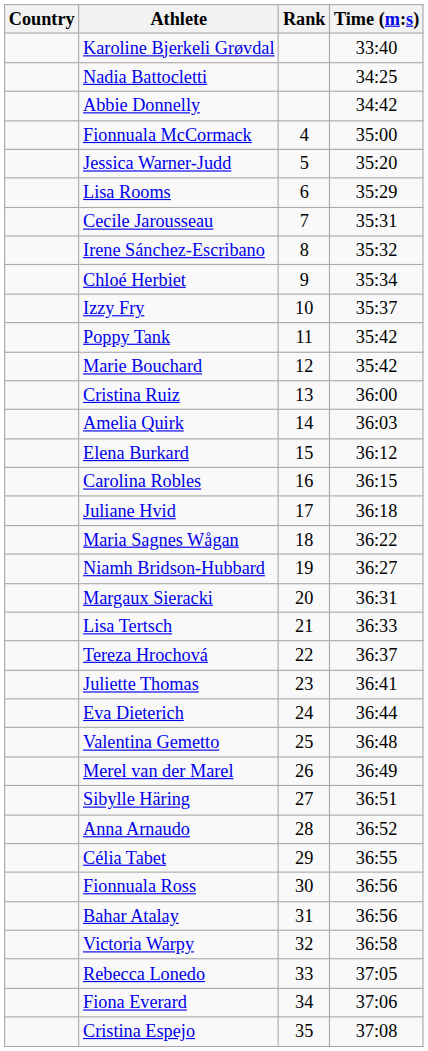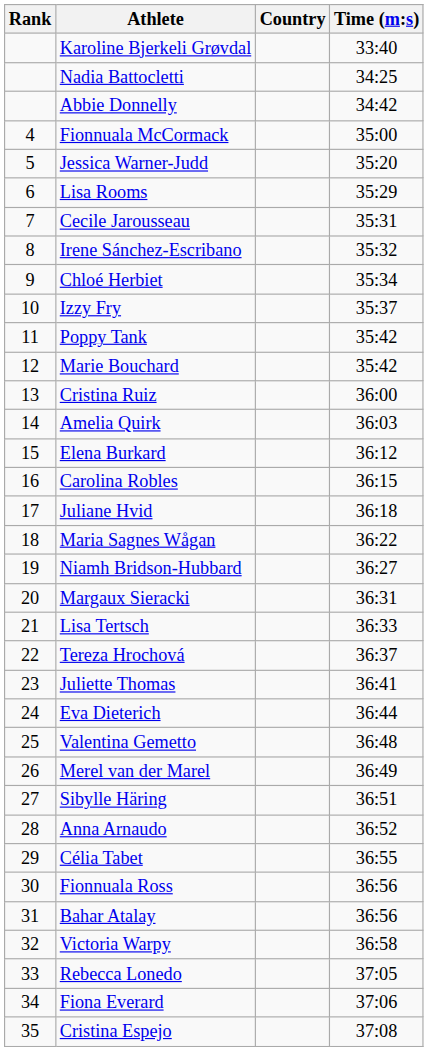columns swapped: (304, 18) <-> (42, 18)
